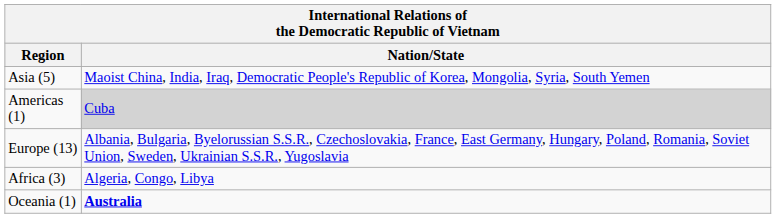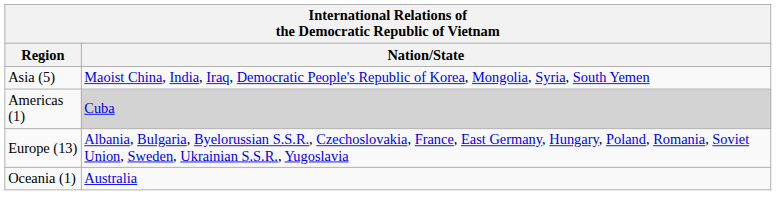- row: (37, 178)
(113, 201) bold -> (111, 178) normal
